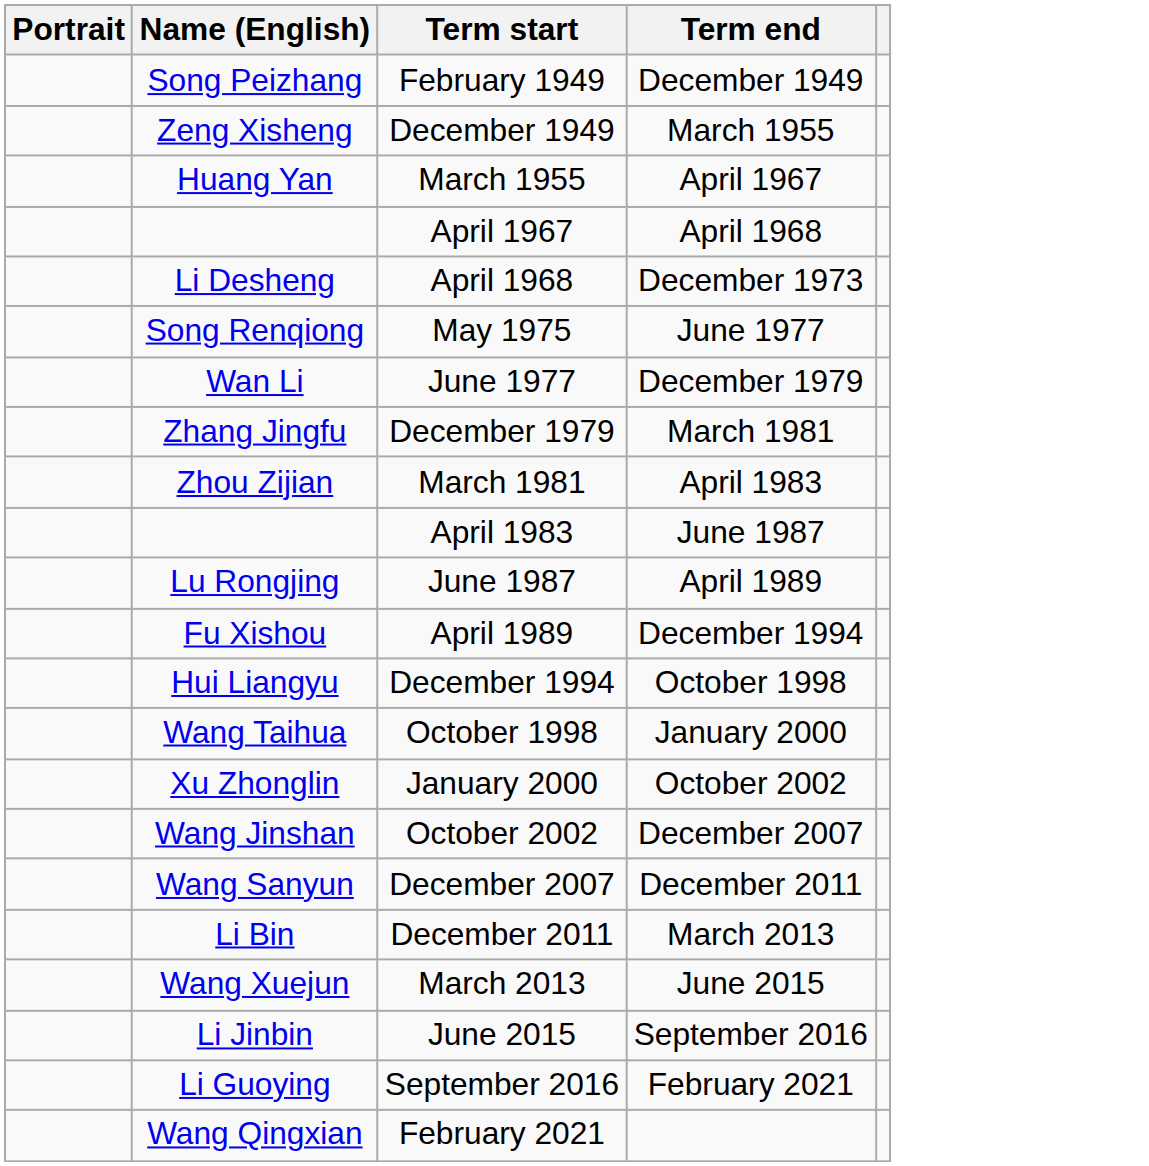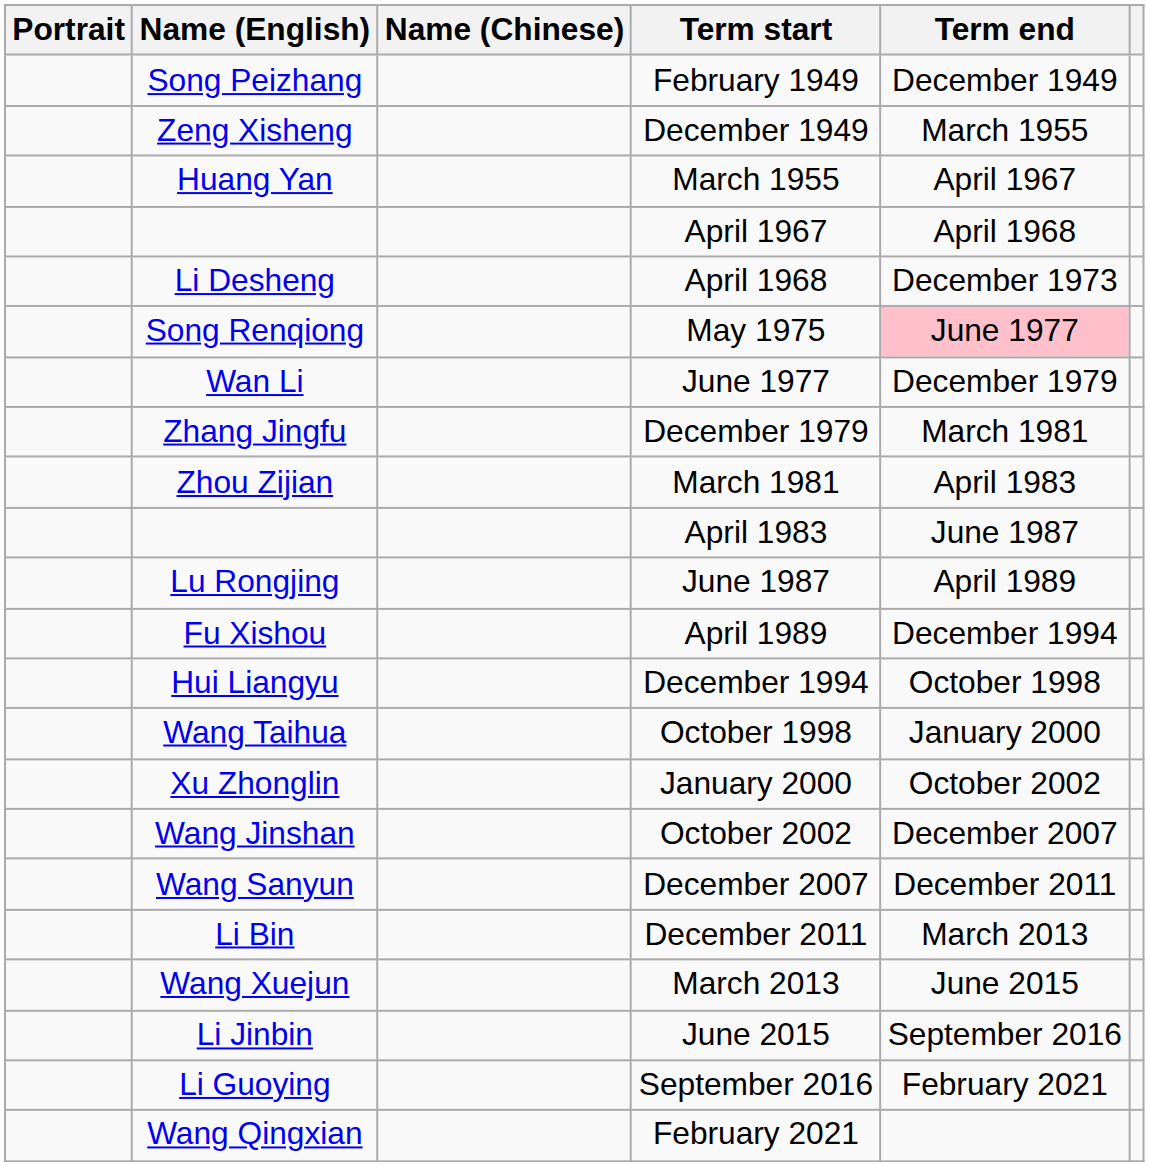+ column: (504, 29)
(751, 331) no background -> (1005, 331) pink background
